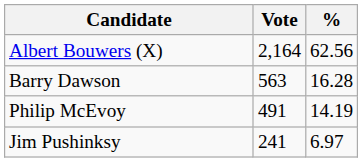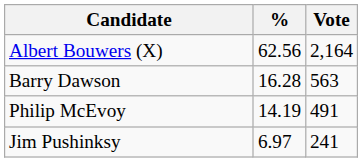columns swapped: (279, 19) <-> (332, 19)
